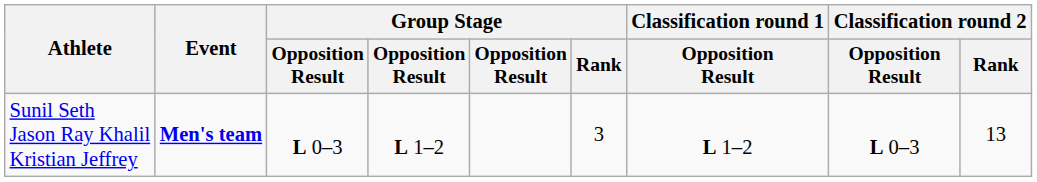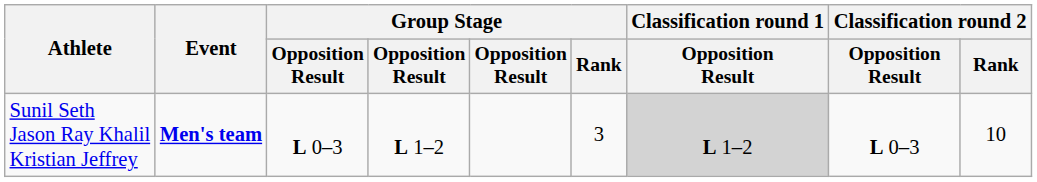(728, 147) no background -> (728, 147) lightgrey background
(996, 135) 13 -> (996, 135) 10
